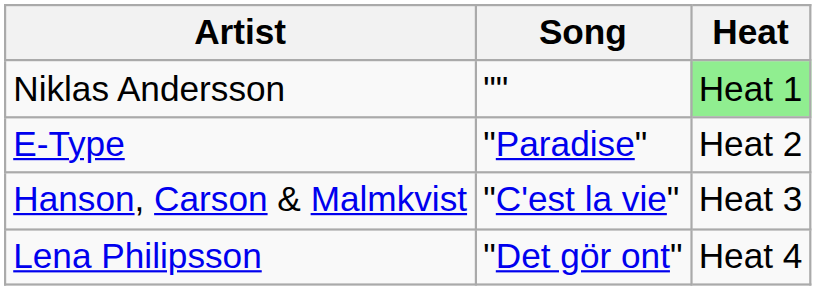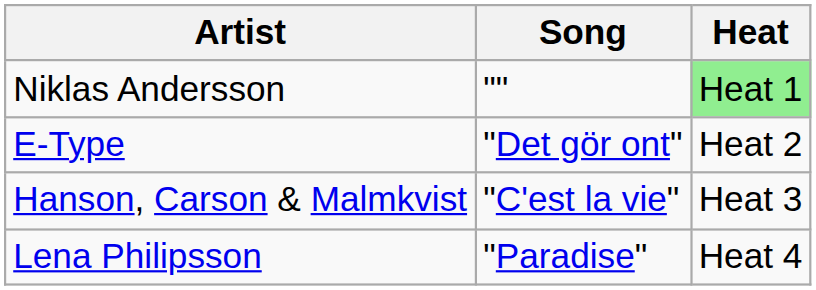(565, 144) "Paradise" -> (583, 144) "Det gör ont"
(583, 255) "Det gör ont" -> (565, 255) "Paradise"
